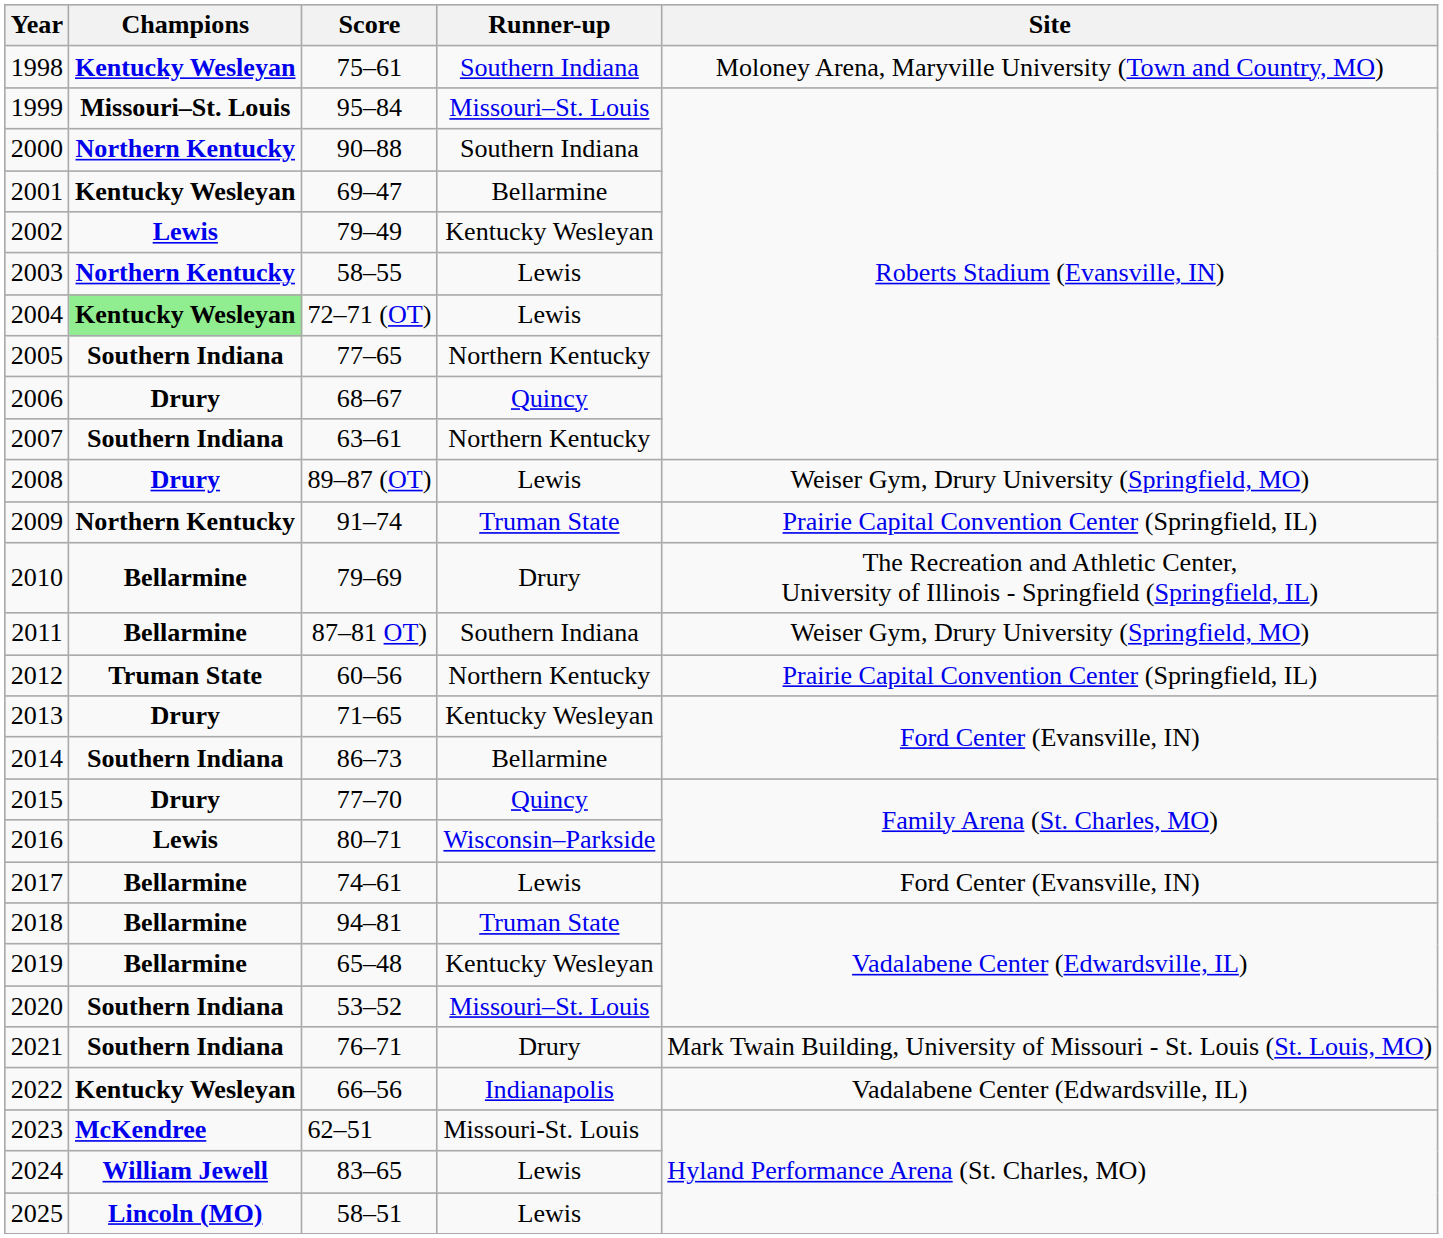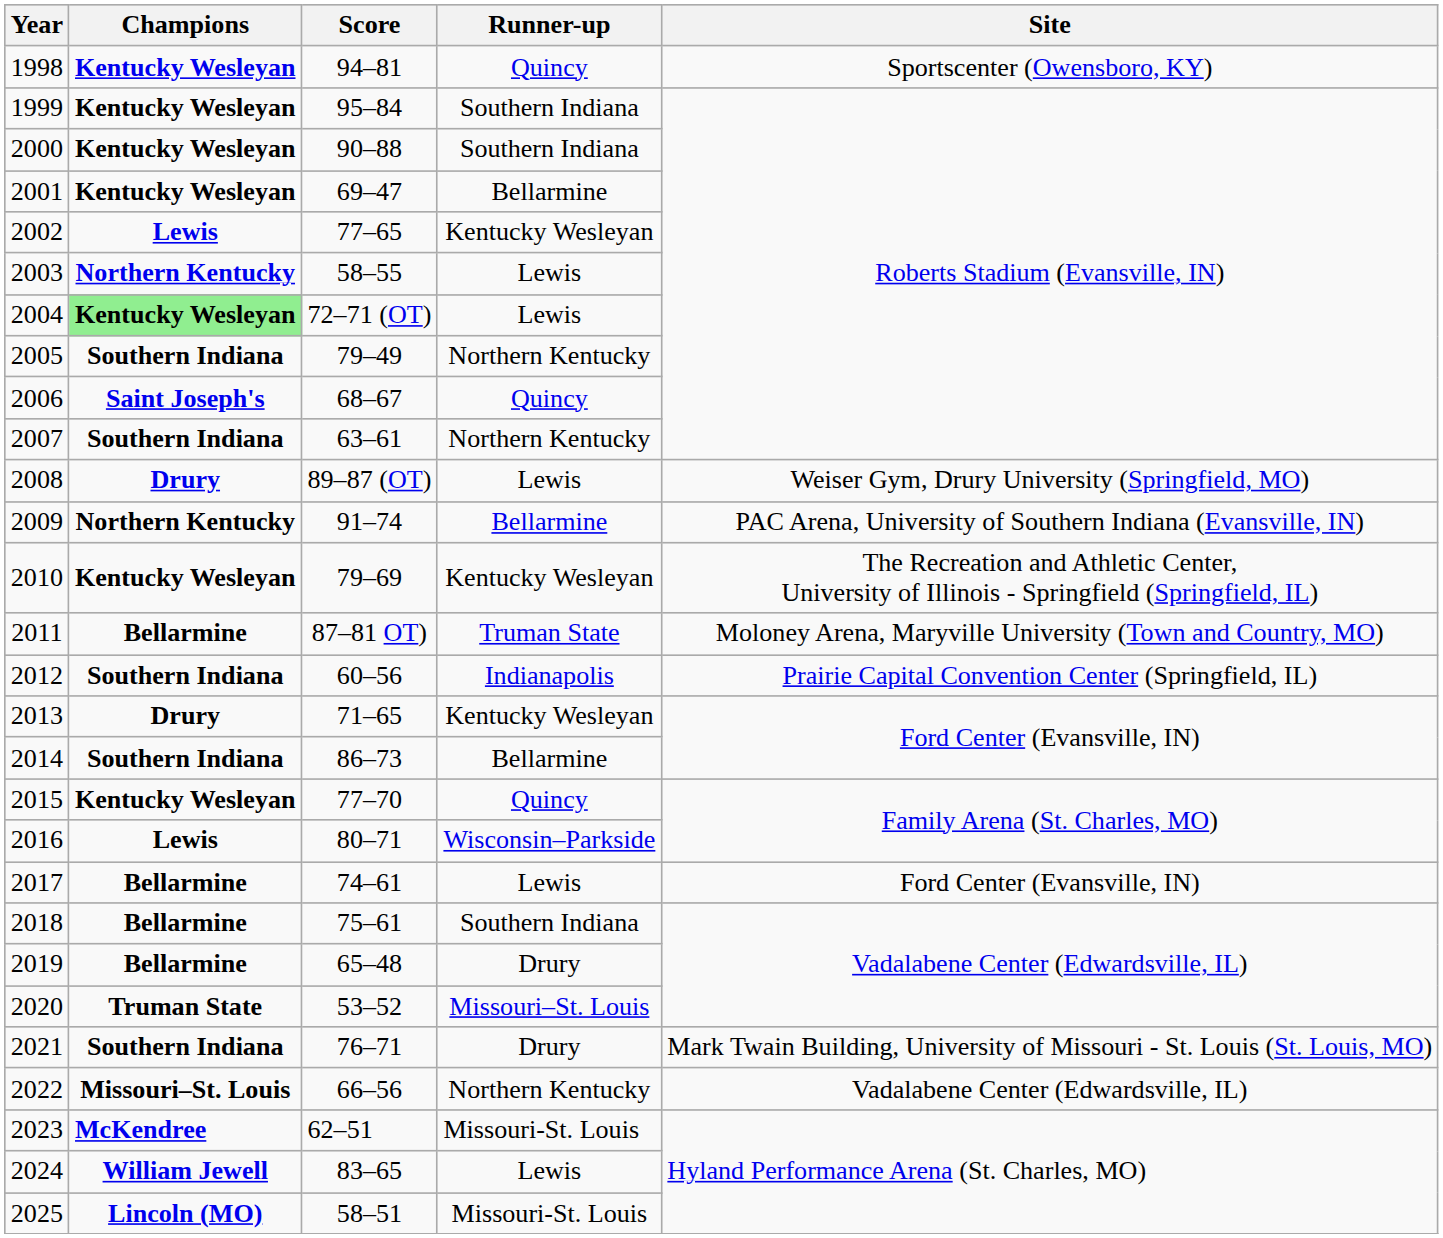(369, 66) 75–61 -> (369, 66) 94–81
(549, 66) Southern Indiana -> (549, 66) Quincy
(1050, 66) Moloney Arena, Maryville University (Town and Country, MO) -> (1050, 66) Sportscenter (Owensboro, KY)
(185, 107) Missouri–St. Louis -> (185, 107) Kentucky Wesleyan
(549, 107) Missouri–St. Louis -> (549, 107) Southern Indiana
(185, 149) Northern Kentucky -> (185, 149) Kentucky Wesleyan
(369, 231) 79–49 -> (369, 231) 77–65
(369, 356) 77–65 -> (369, 356) 79–49
(185, 397) Drury -> (185, 397) Saint Joseph's
(549, 521) Truman State -> (549, 521) Bellarmine
(1050, 521) Prairie Capital Convention Center (Springfield, IL) -> (1050, 521) PAC Arena, University of Southern Indiana (Evansville, IN)
(185, 577) Bellarmine -> (185, 577) Kentucky Wesleyan
(549, 577) Drury -> (549, 577) Kentucky Wesleyan
(549, 633) Southern Indiana -> (549, 633) Truman State
(1050, 633) Weiser Gym, Drury University (Springfield, MO) -> (1050, 633) Moloney Arena, Maryville University (Town and Country, MO)
(185, 674) Truman State -> (185, 674) Southern Indiana
(549, 674) Northern Kentucky -> (549, 674) Indianapolis
(185, 799) Drury -> (185, 799) Kentucky Wesleyan
(369, 923) 94–81 -> (369, 923) 75–61
(549, 923) Truman State -> (549, 923) Southern Indiana
(549, 964) Kentucky Wesleyan -> (549, 964) Drury
(185, 1005) Southern Indiana -> (185, 1005) Truman State
(185, 1088) Kentucky Wesleyan -> (185, 1088) Missouri–St. Louis
(549, 1088) Indianapolis -> (549, 1088) Northern Kentucky
(549, 1212) Lewis -> (549, 1212) Missouri-St. Louis
